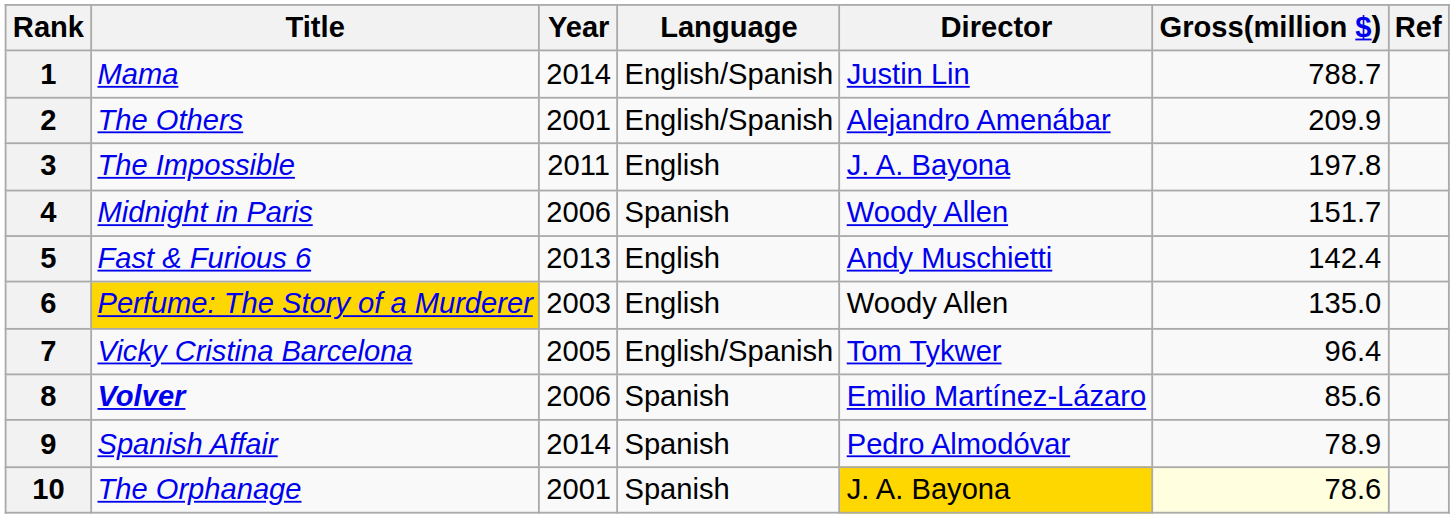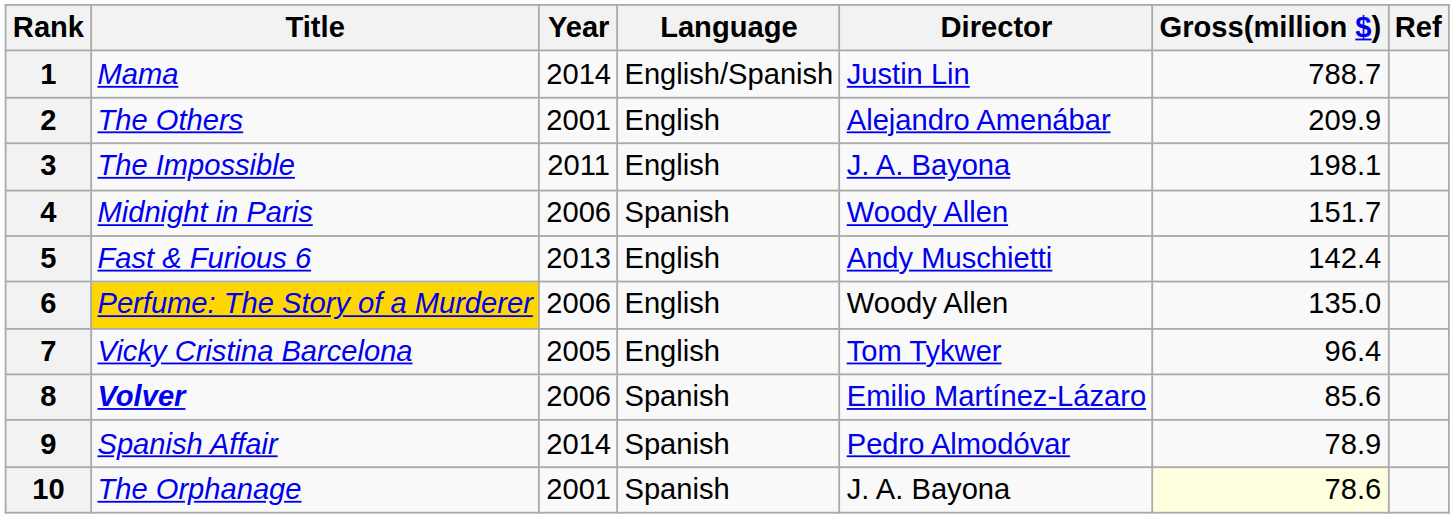(729, 119) English/Spanish -> (672, 119) English
(1345, 166) 197.8 -> (1345, 166) 198.1
(579, 304) 2003 -> (579, 304) 2006
(729, 350) English/Spanish -> (672, 350) English
(928, 489) gold background -> (928, 489) no background
